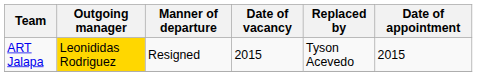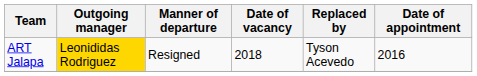(248, 54) 2015 -> (248, 54) 2018
(391, 54) 2015 -> (391, 54) 2016
